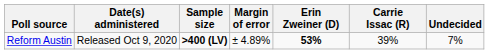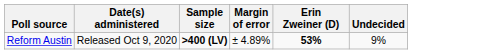- column: (388, 19)
(455, 41) 7% -> (378, 41) 9%
